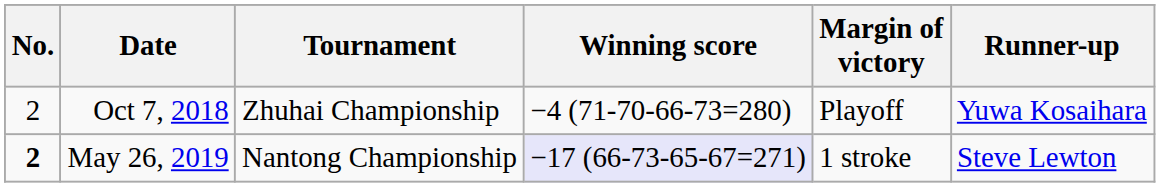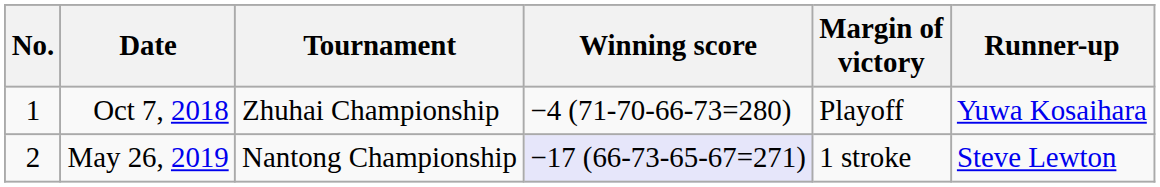(33, 110) 2 -> (33, 110) 1
(33, 157) bold -> (33, 157) normal
